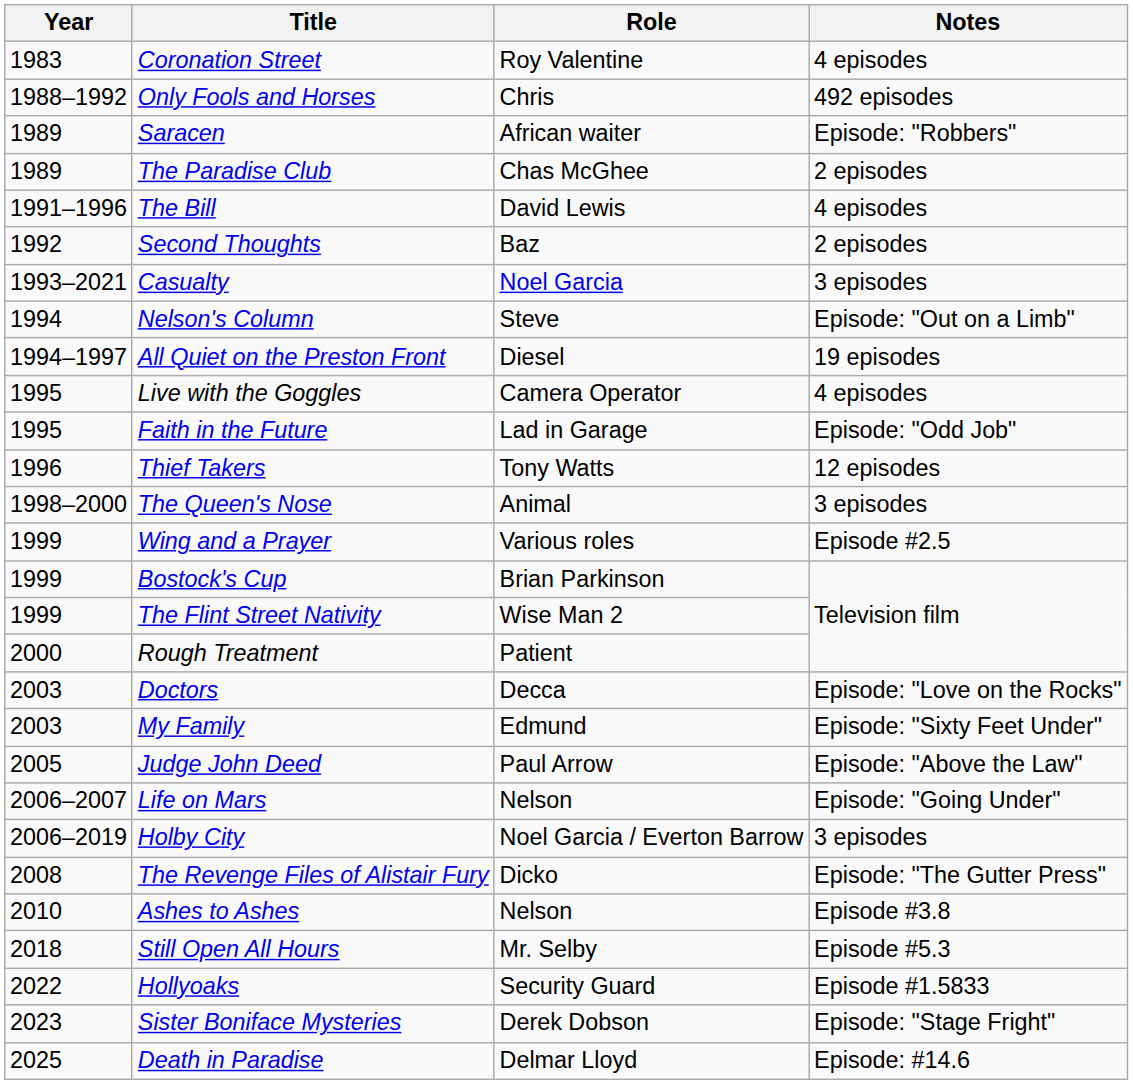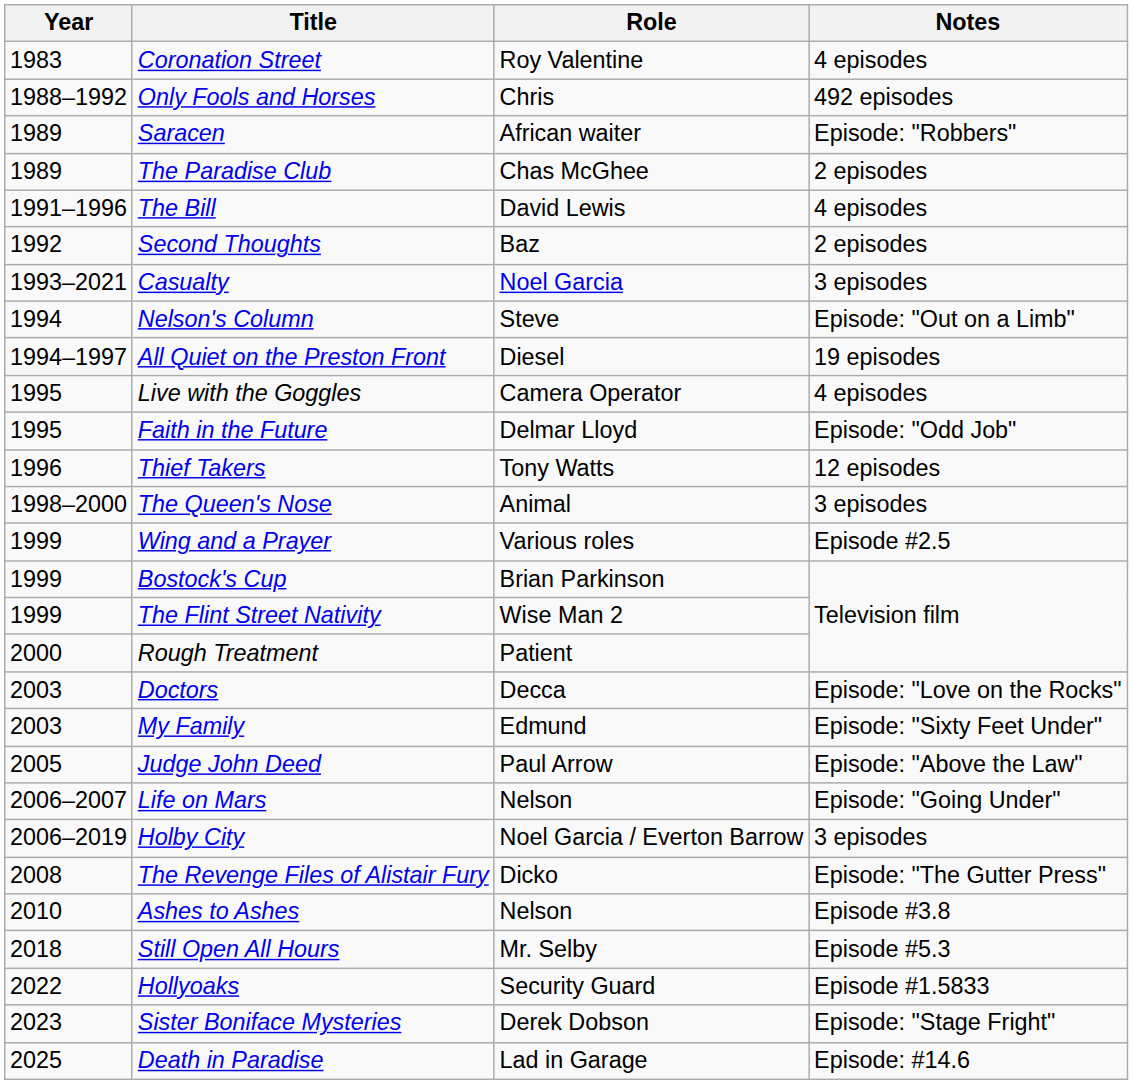(574, 430) Lad in Garage -> (568, 430) Delmar Lloyd
(568, 1060) Delmar Lloyd -> (574, 1060) Lad in Garage
